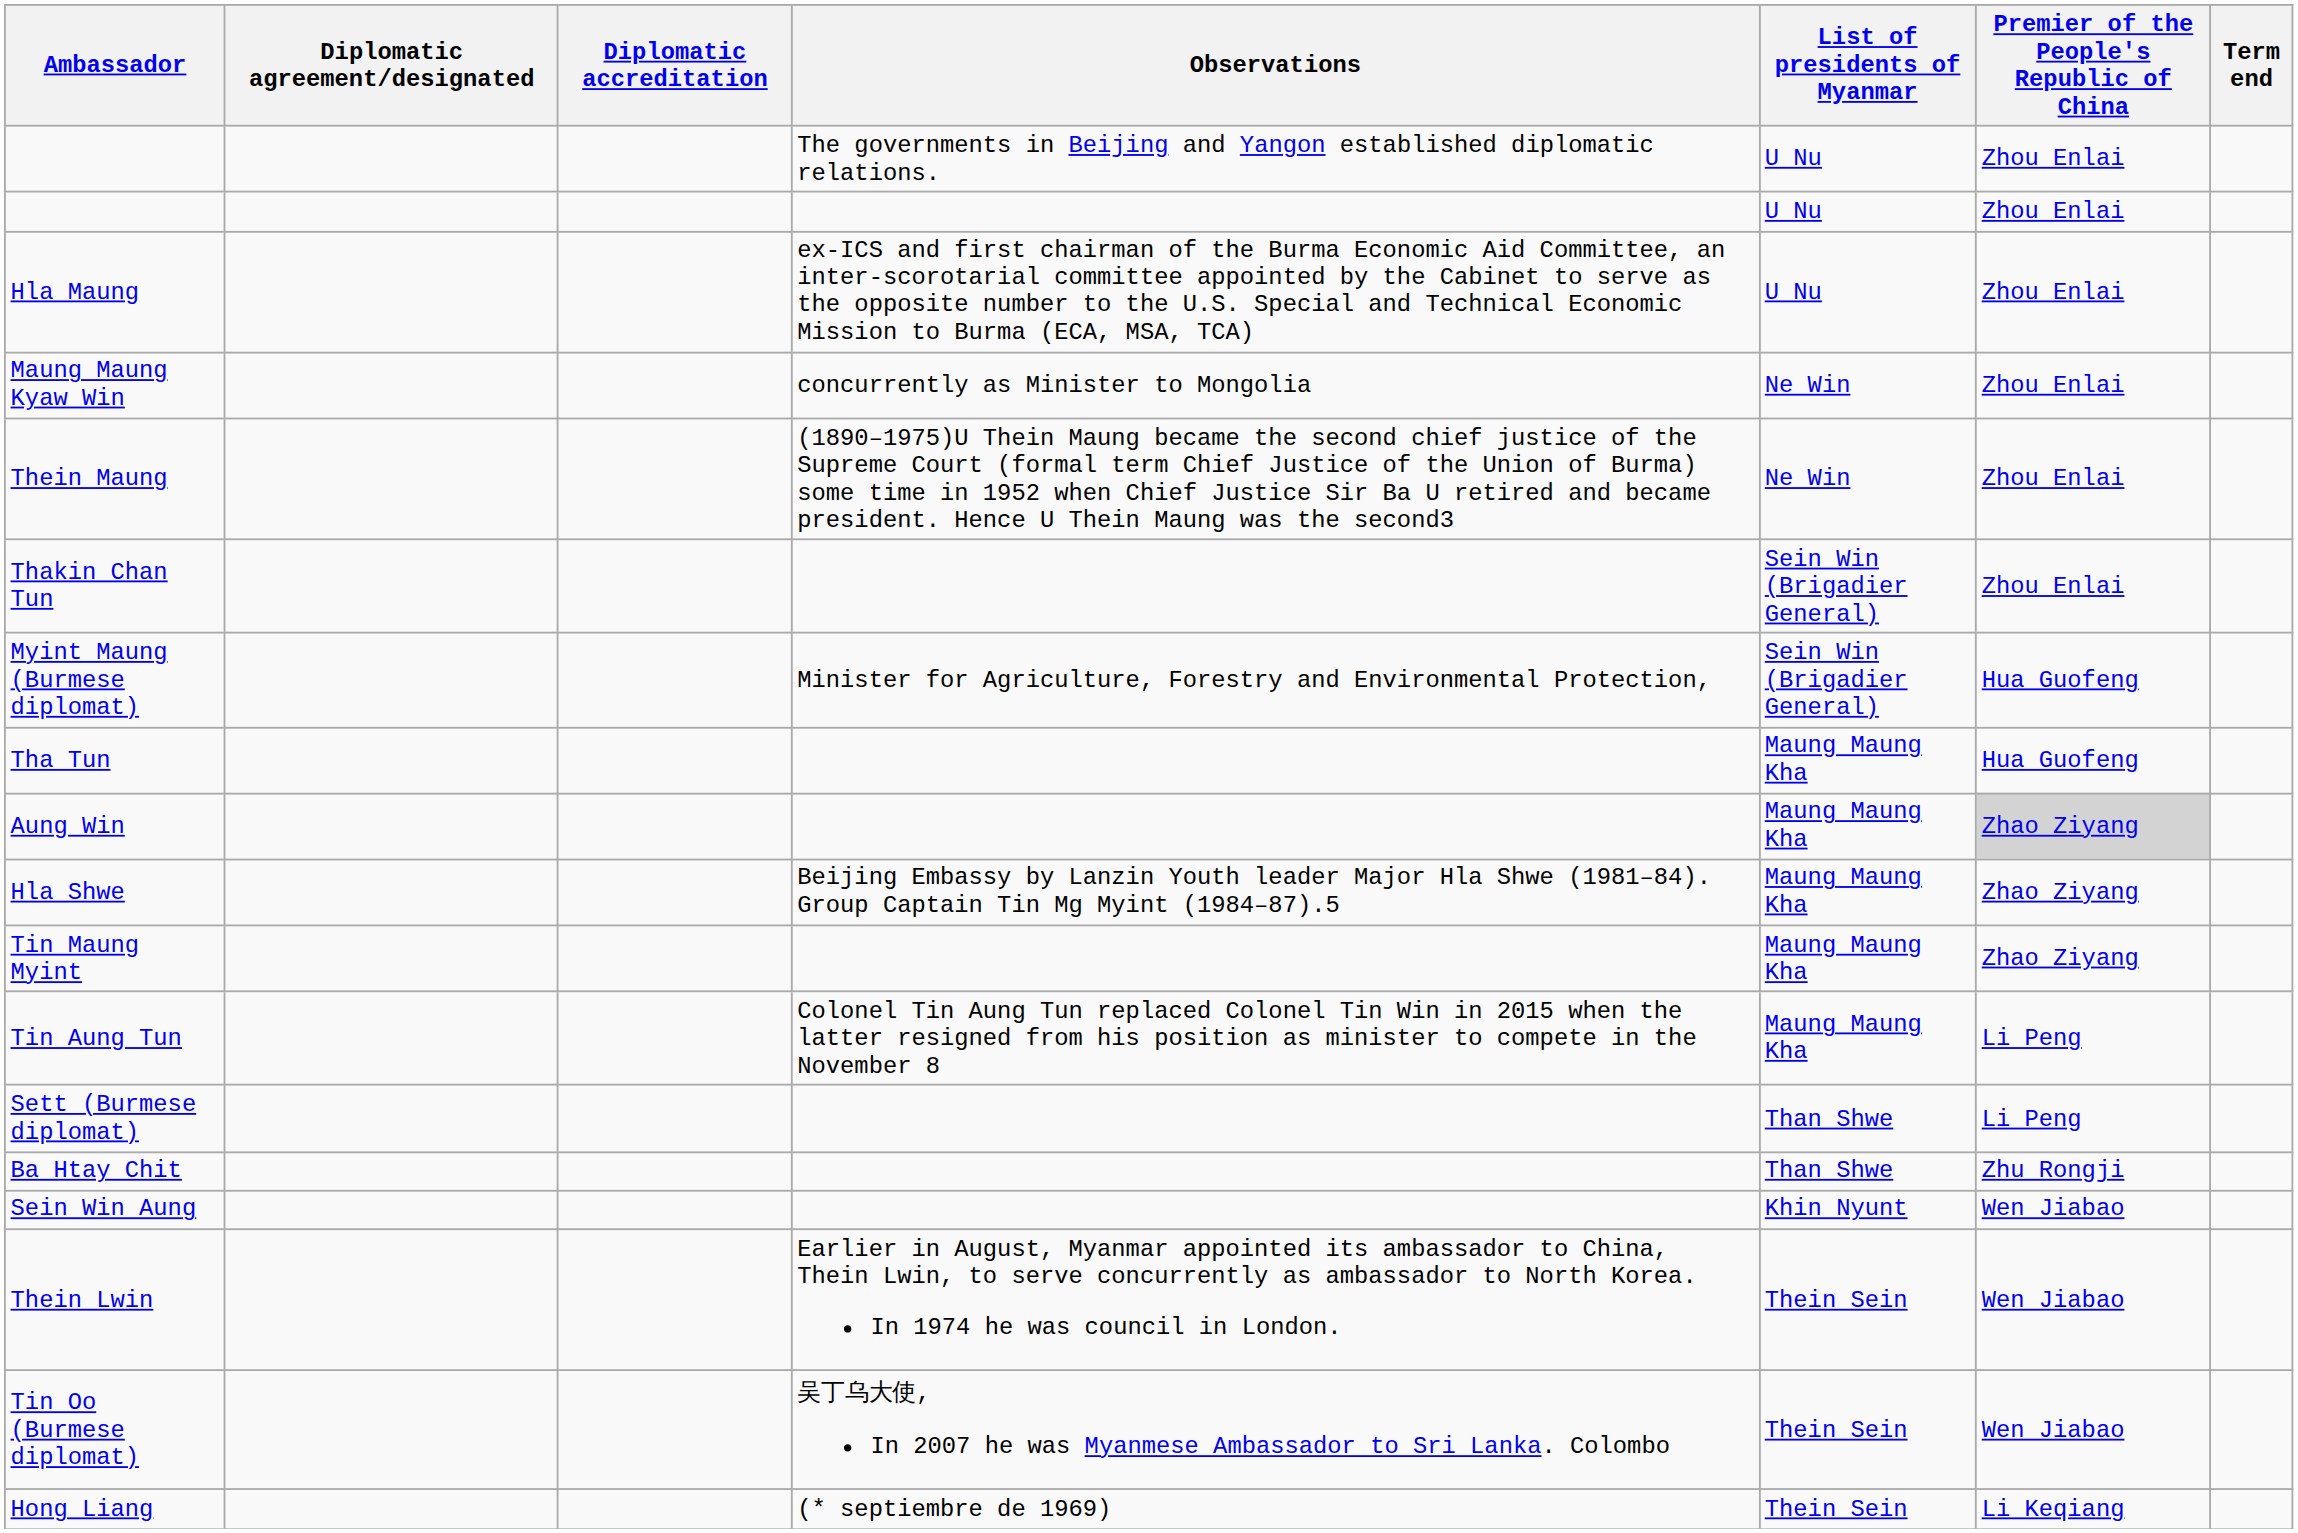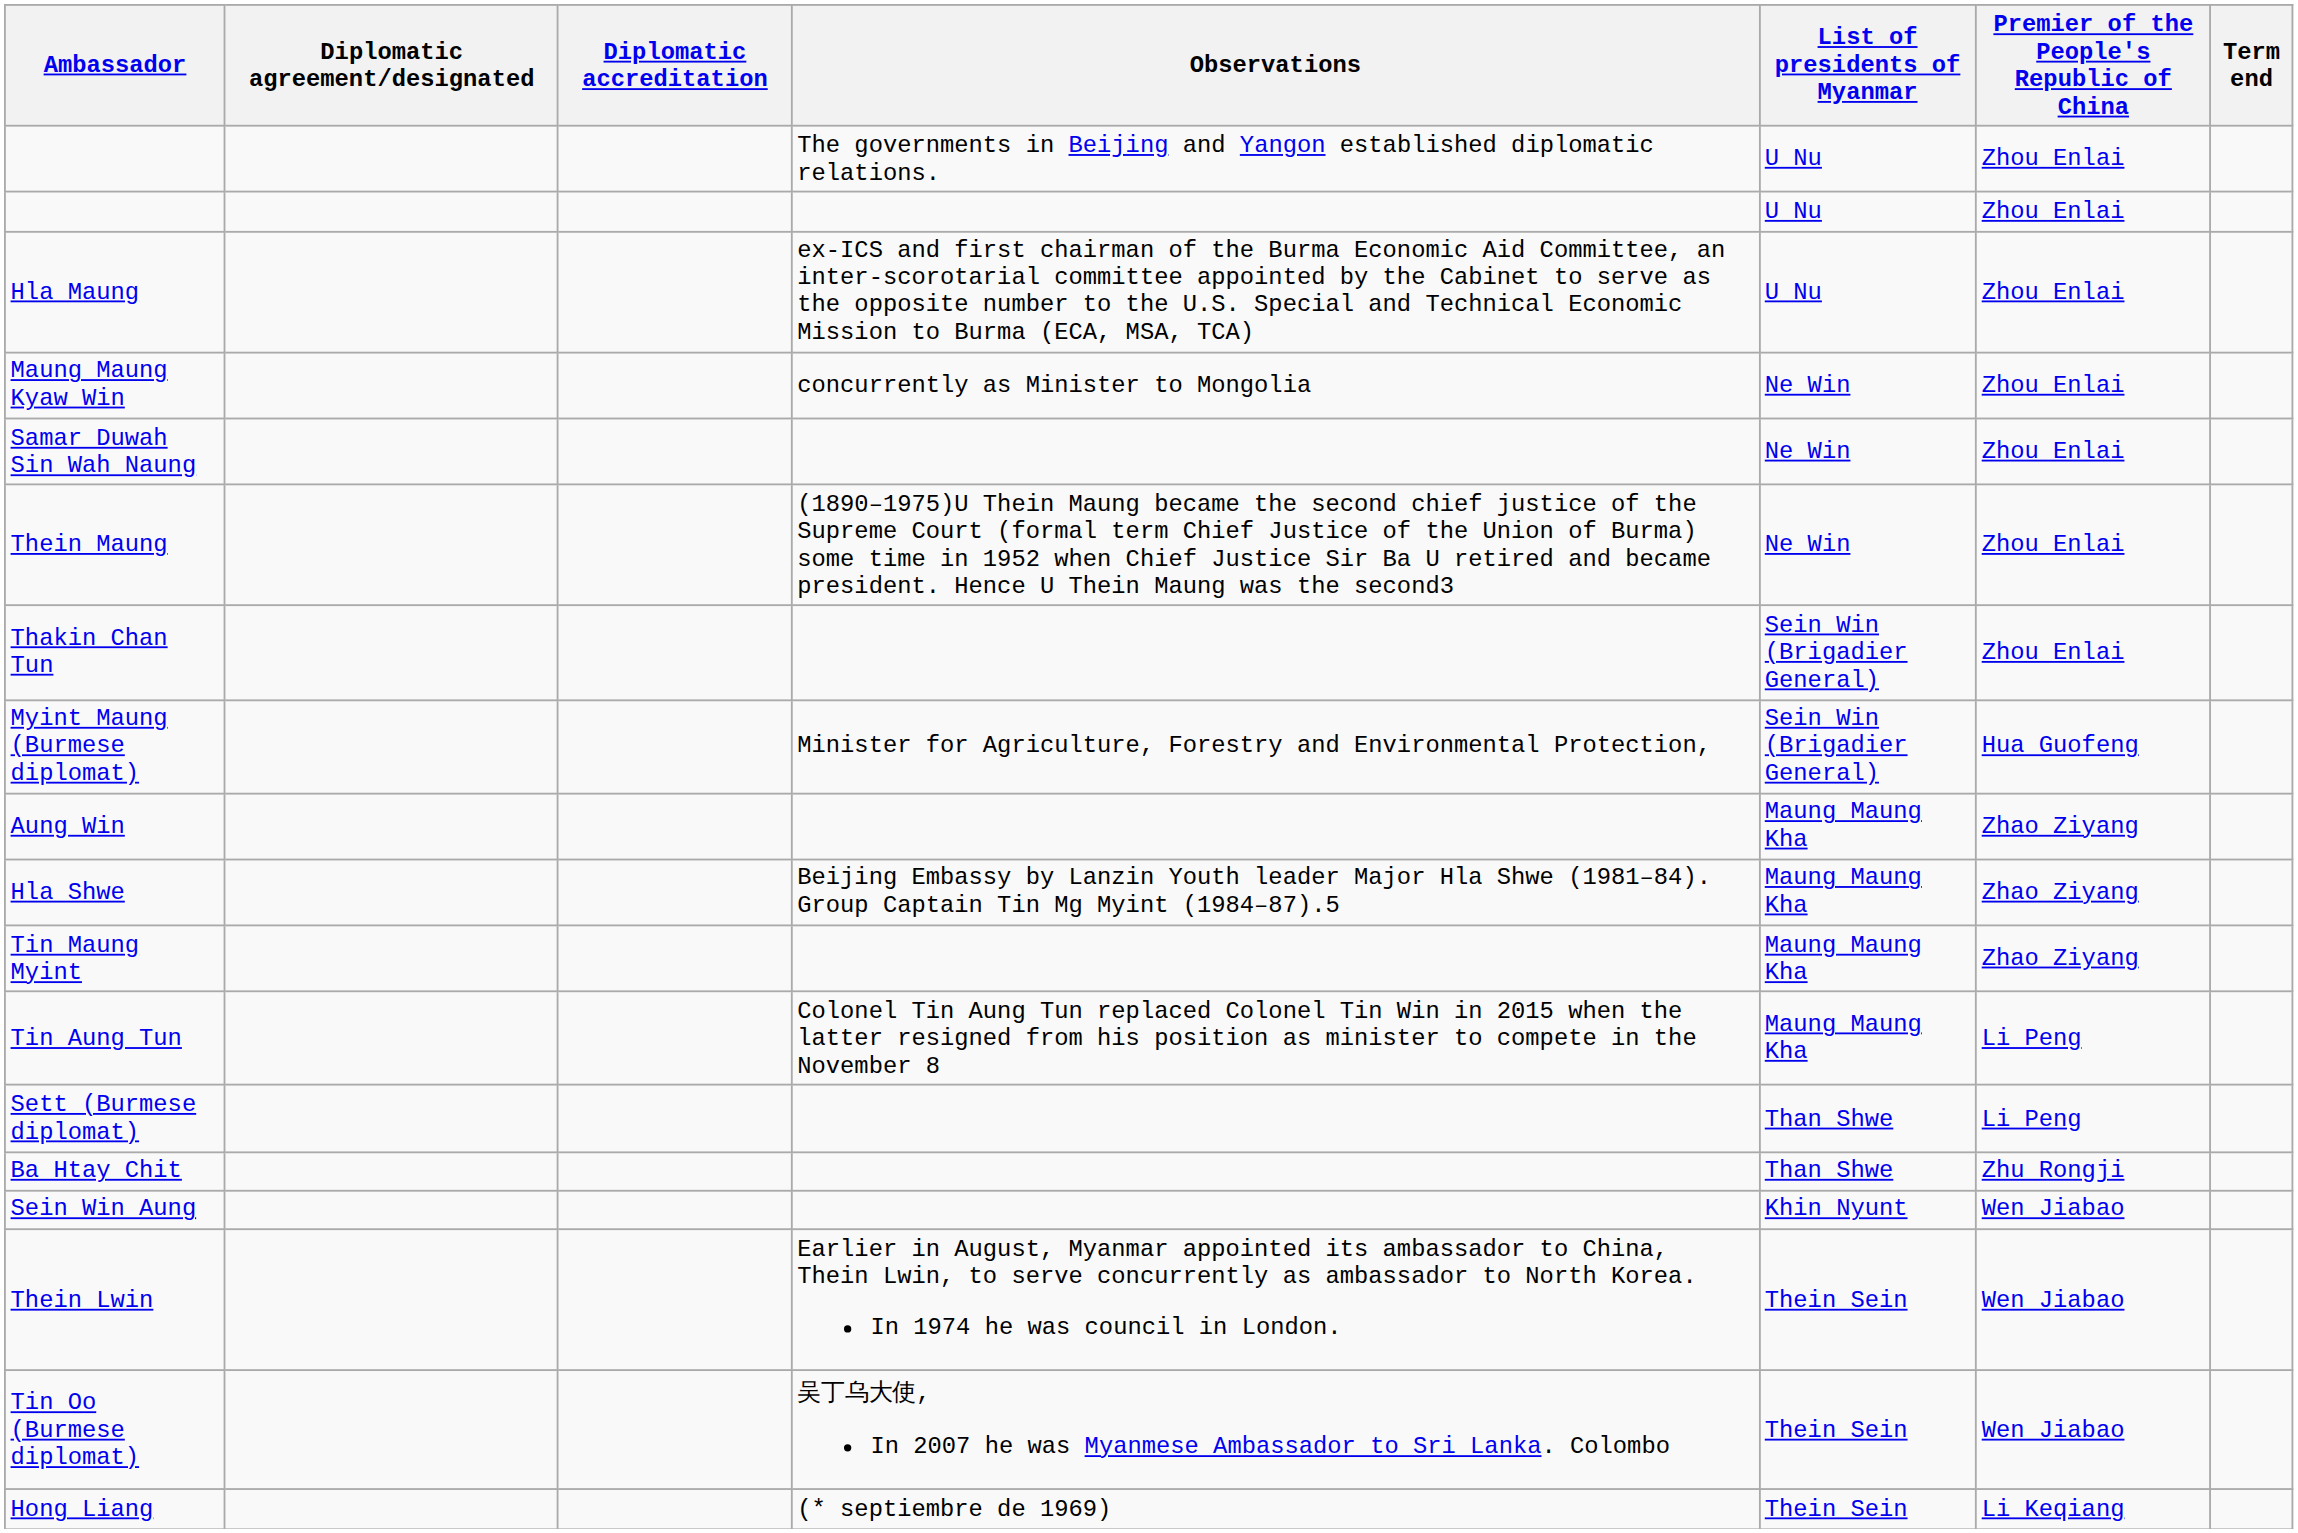+ row: (103, 451)
- row: (61, 760)
(2060, 826) lightgrey background -> (2060, 826) no background
